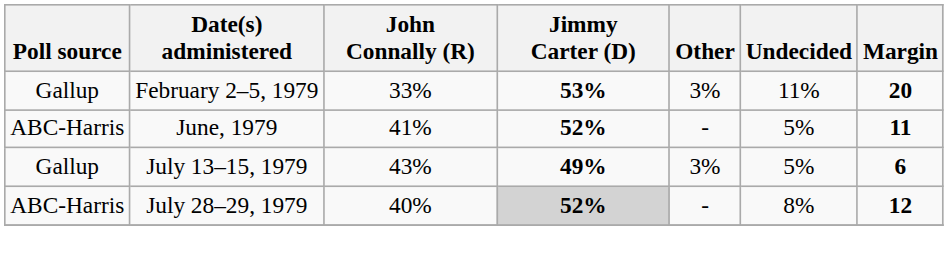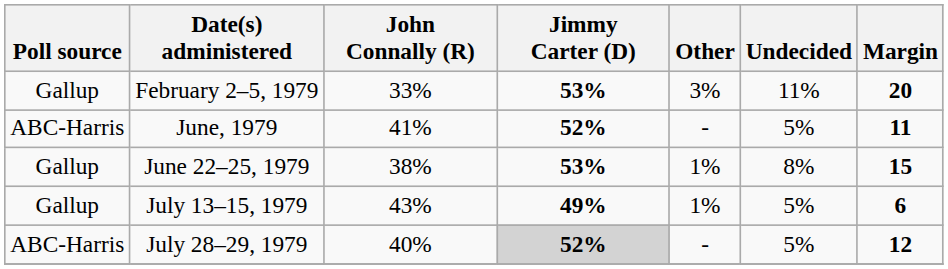+ row: (227, 167)
(705, 167) 3% -> (705, 205) 1%
(799, 205) 8% -> (799, 244) 5%
